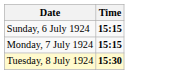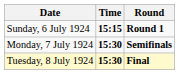+ column: (149, 12)
(110, 45) 15:15 -> (110, 45) 15:30
